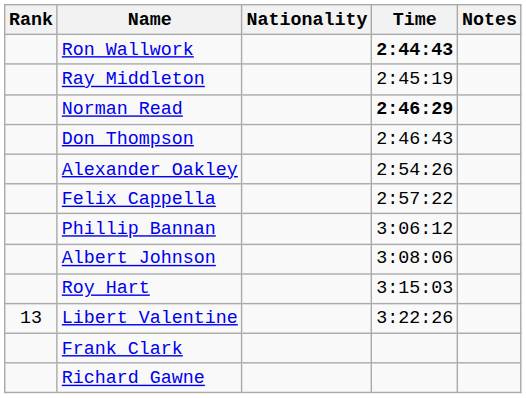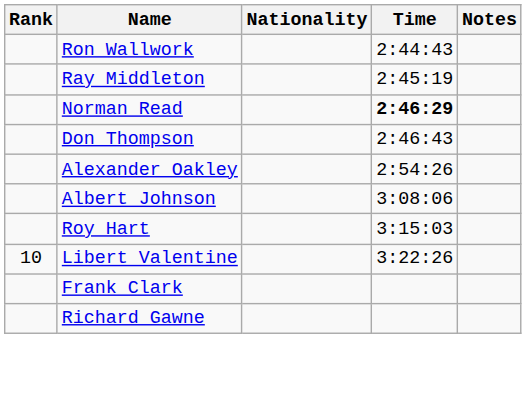(415, 50) bold -> (415, 50) normal
- row: (139, 199)
- row: (139, 229)
(31, 318) 13 -> (31, 259) 10
